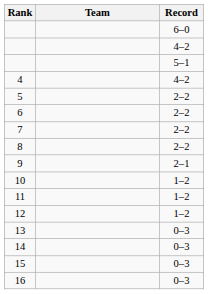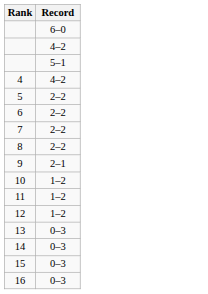- column: (97, 12)
